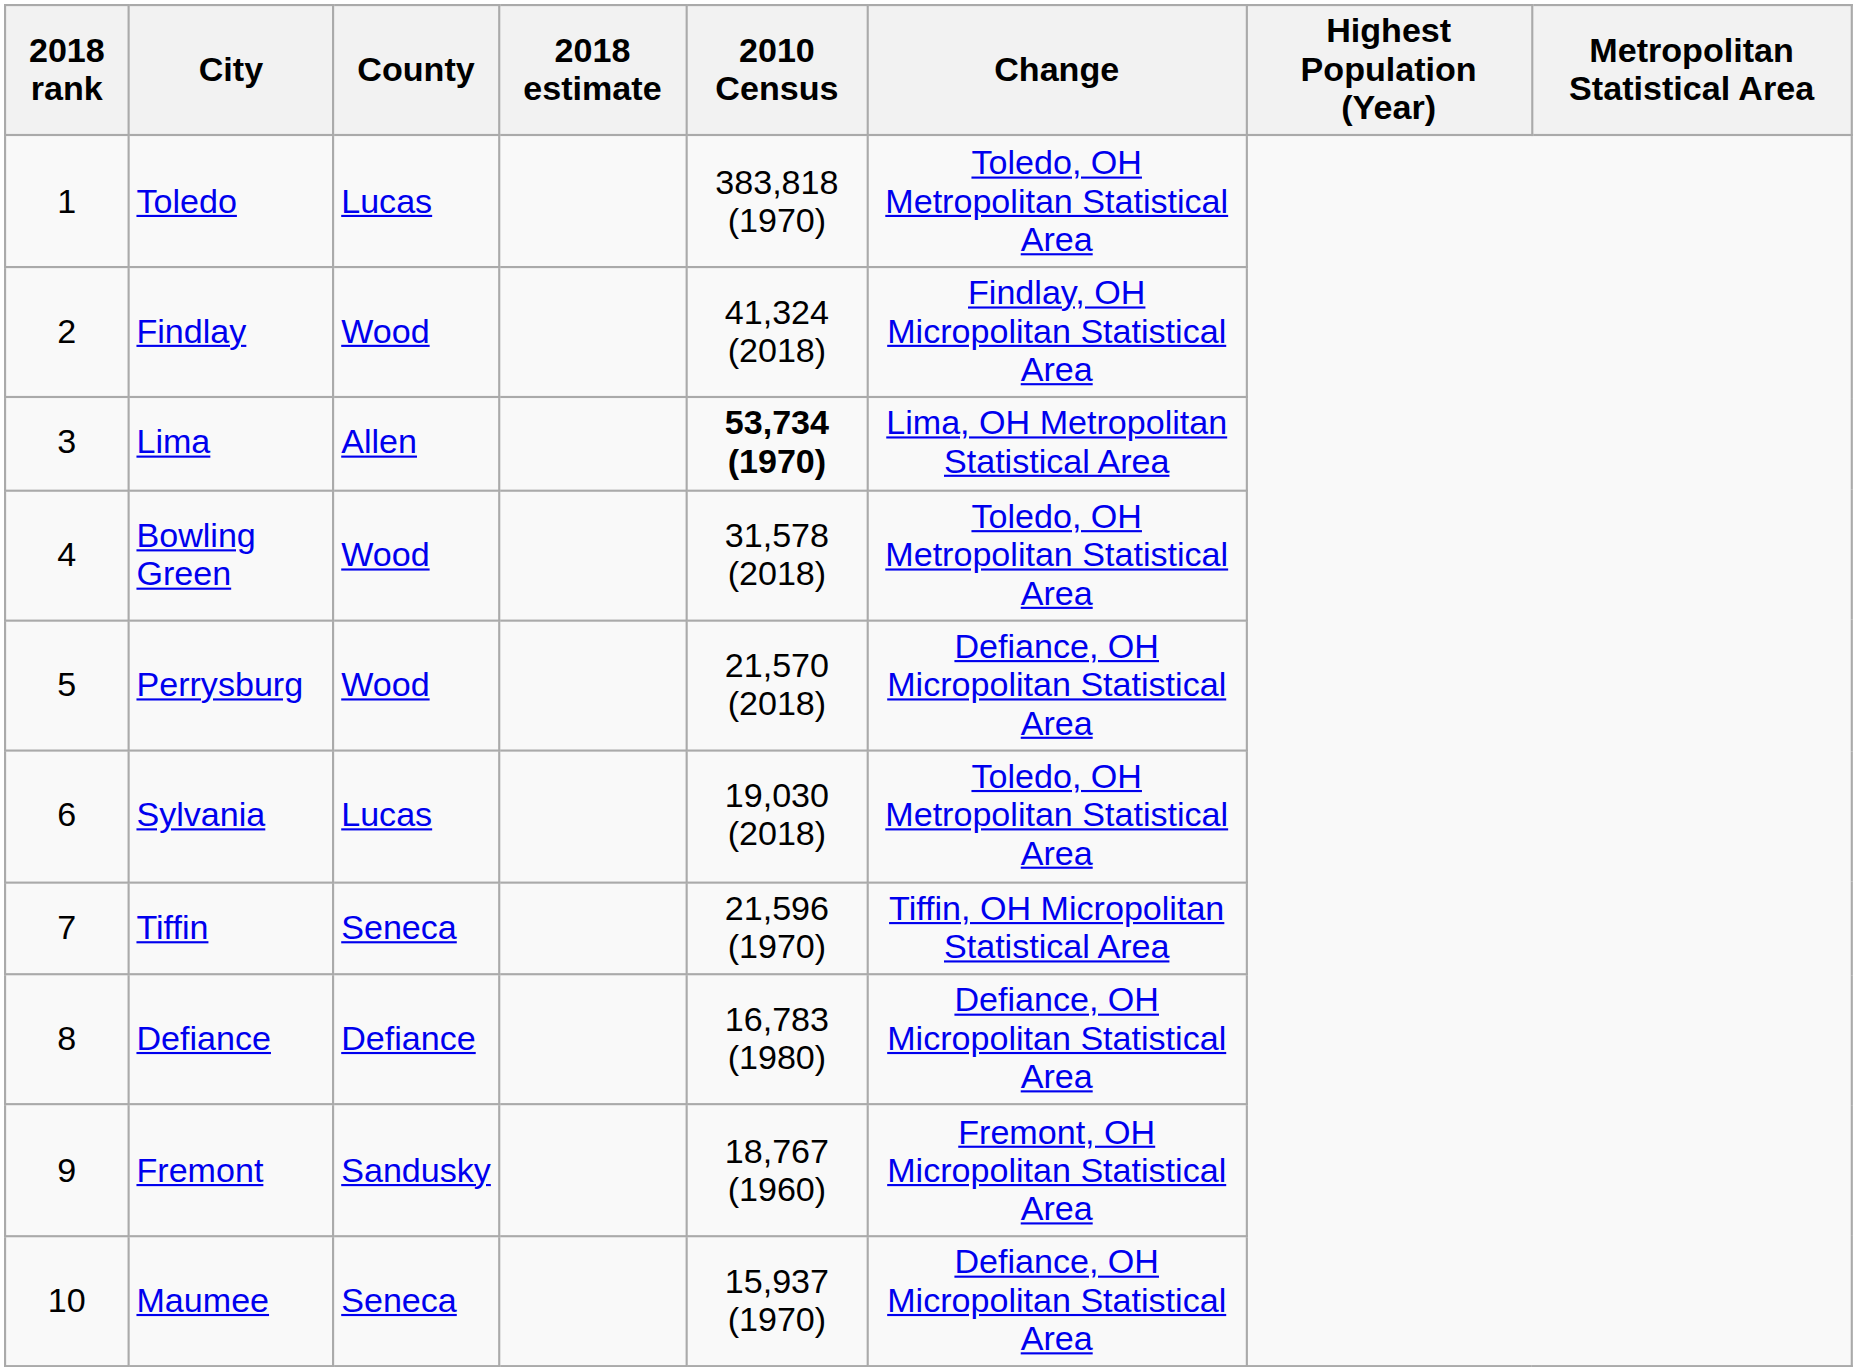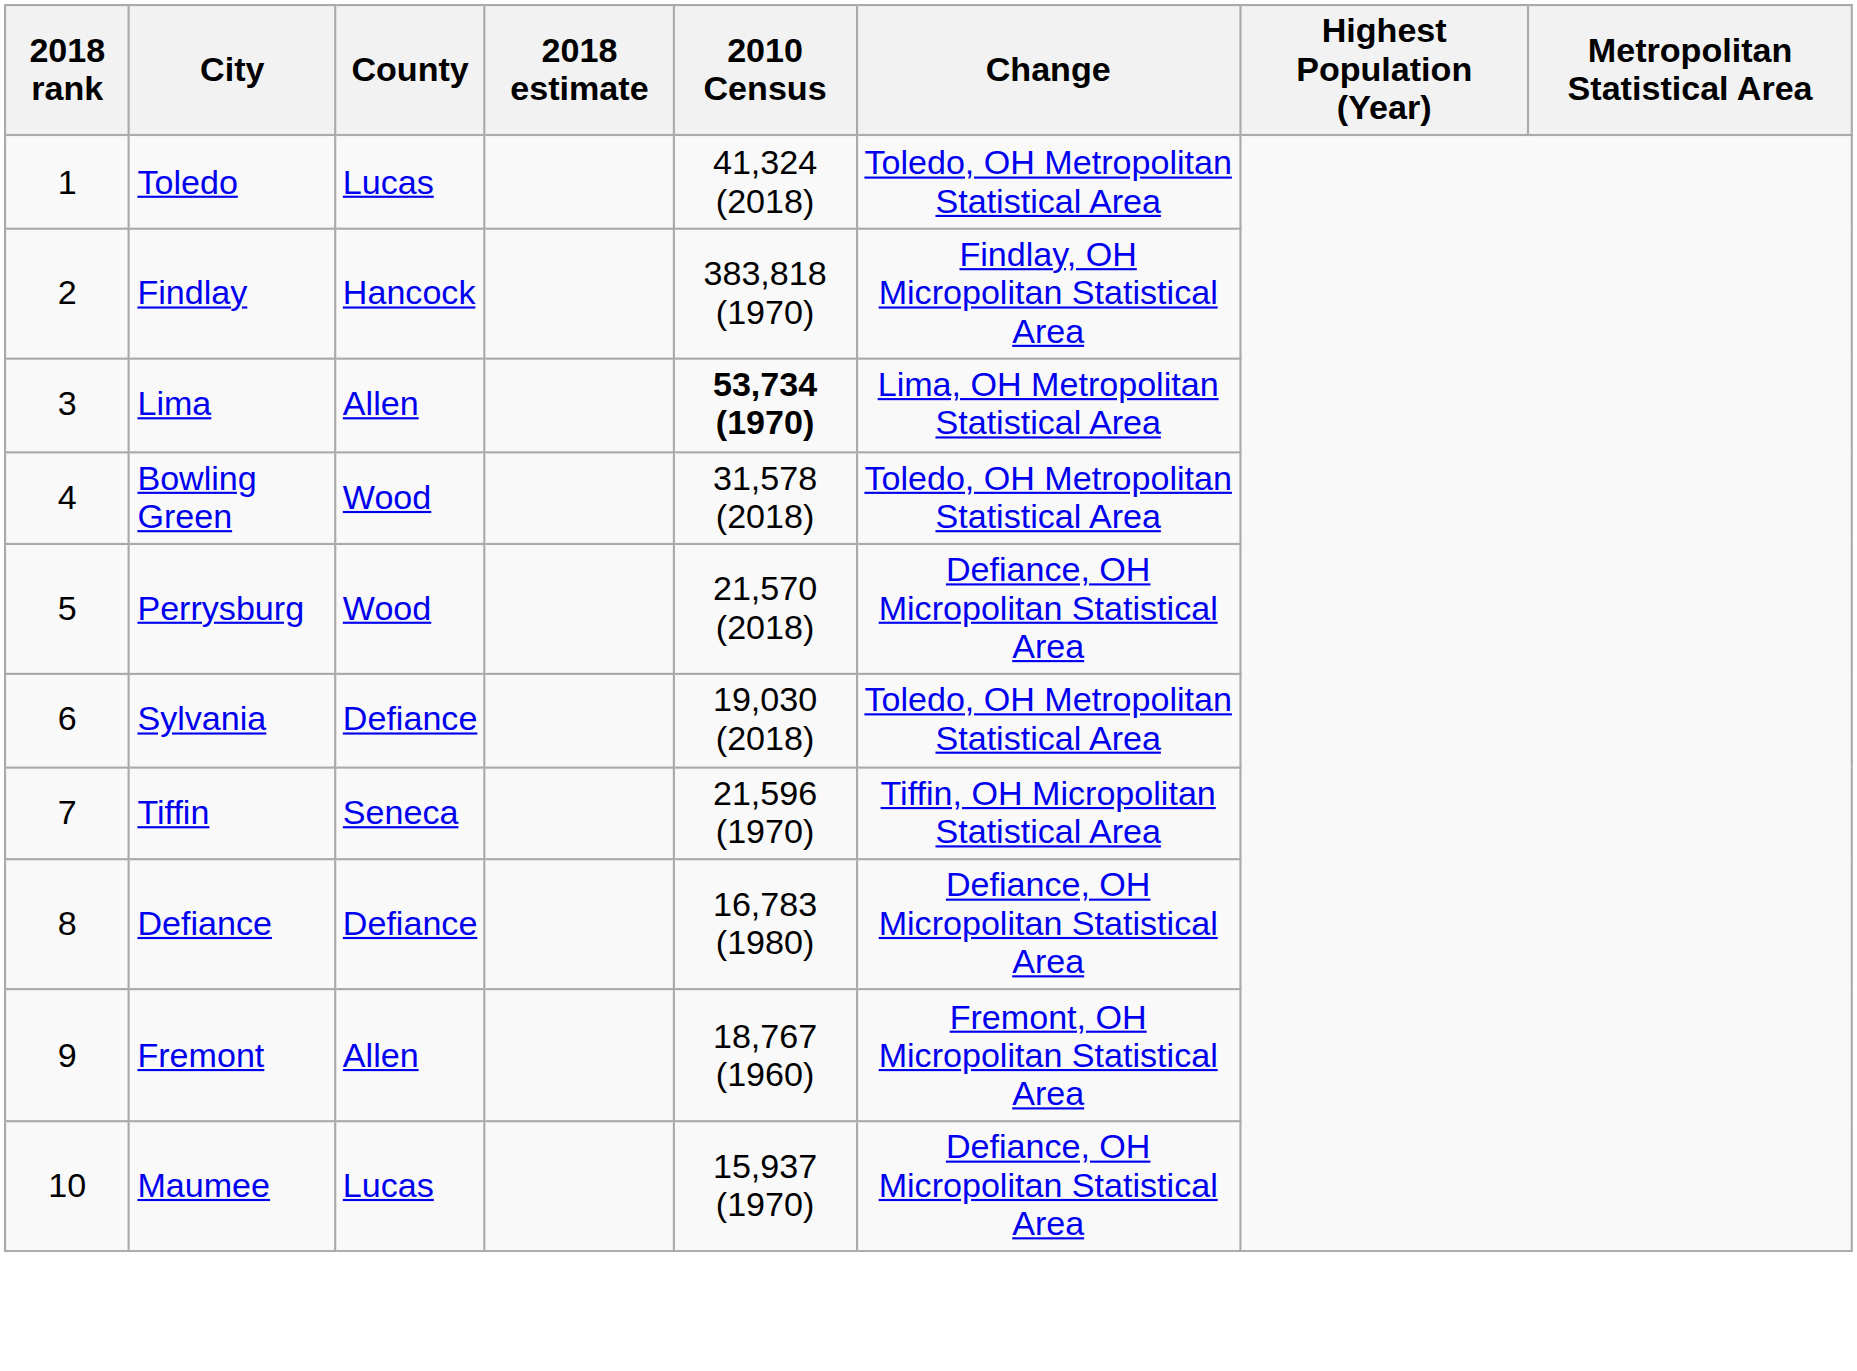(777, 200) 383,818 (1970) -> (765, 181) 41,324 (2018)
(385, 331) Wood -> (409, 292) Hancock
(777, 331) 41,324 (2018) -> (765, 292) 383,818 (1970)
(387, 815) Lucas -> (410, 720) Defiance
(416, 1169) Sandusky -> (381, 1054) Allen
(399, 1300) Seneca -> (388, 1185) Lucas
